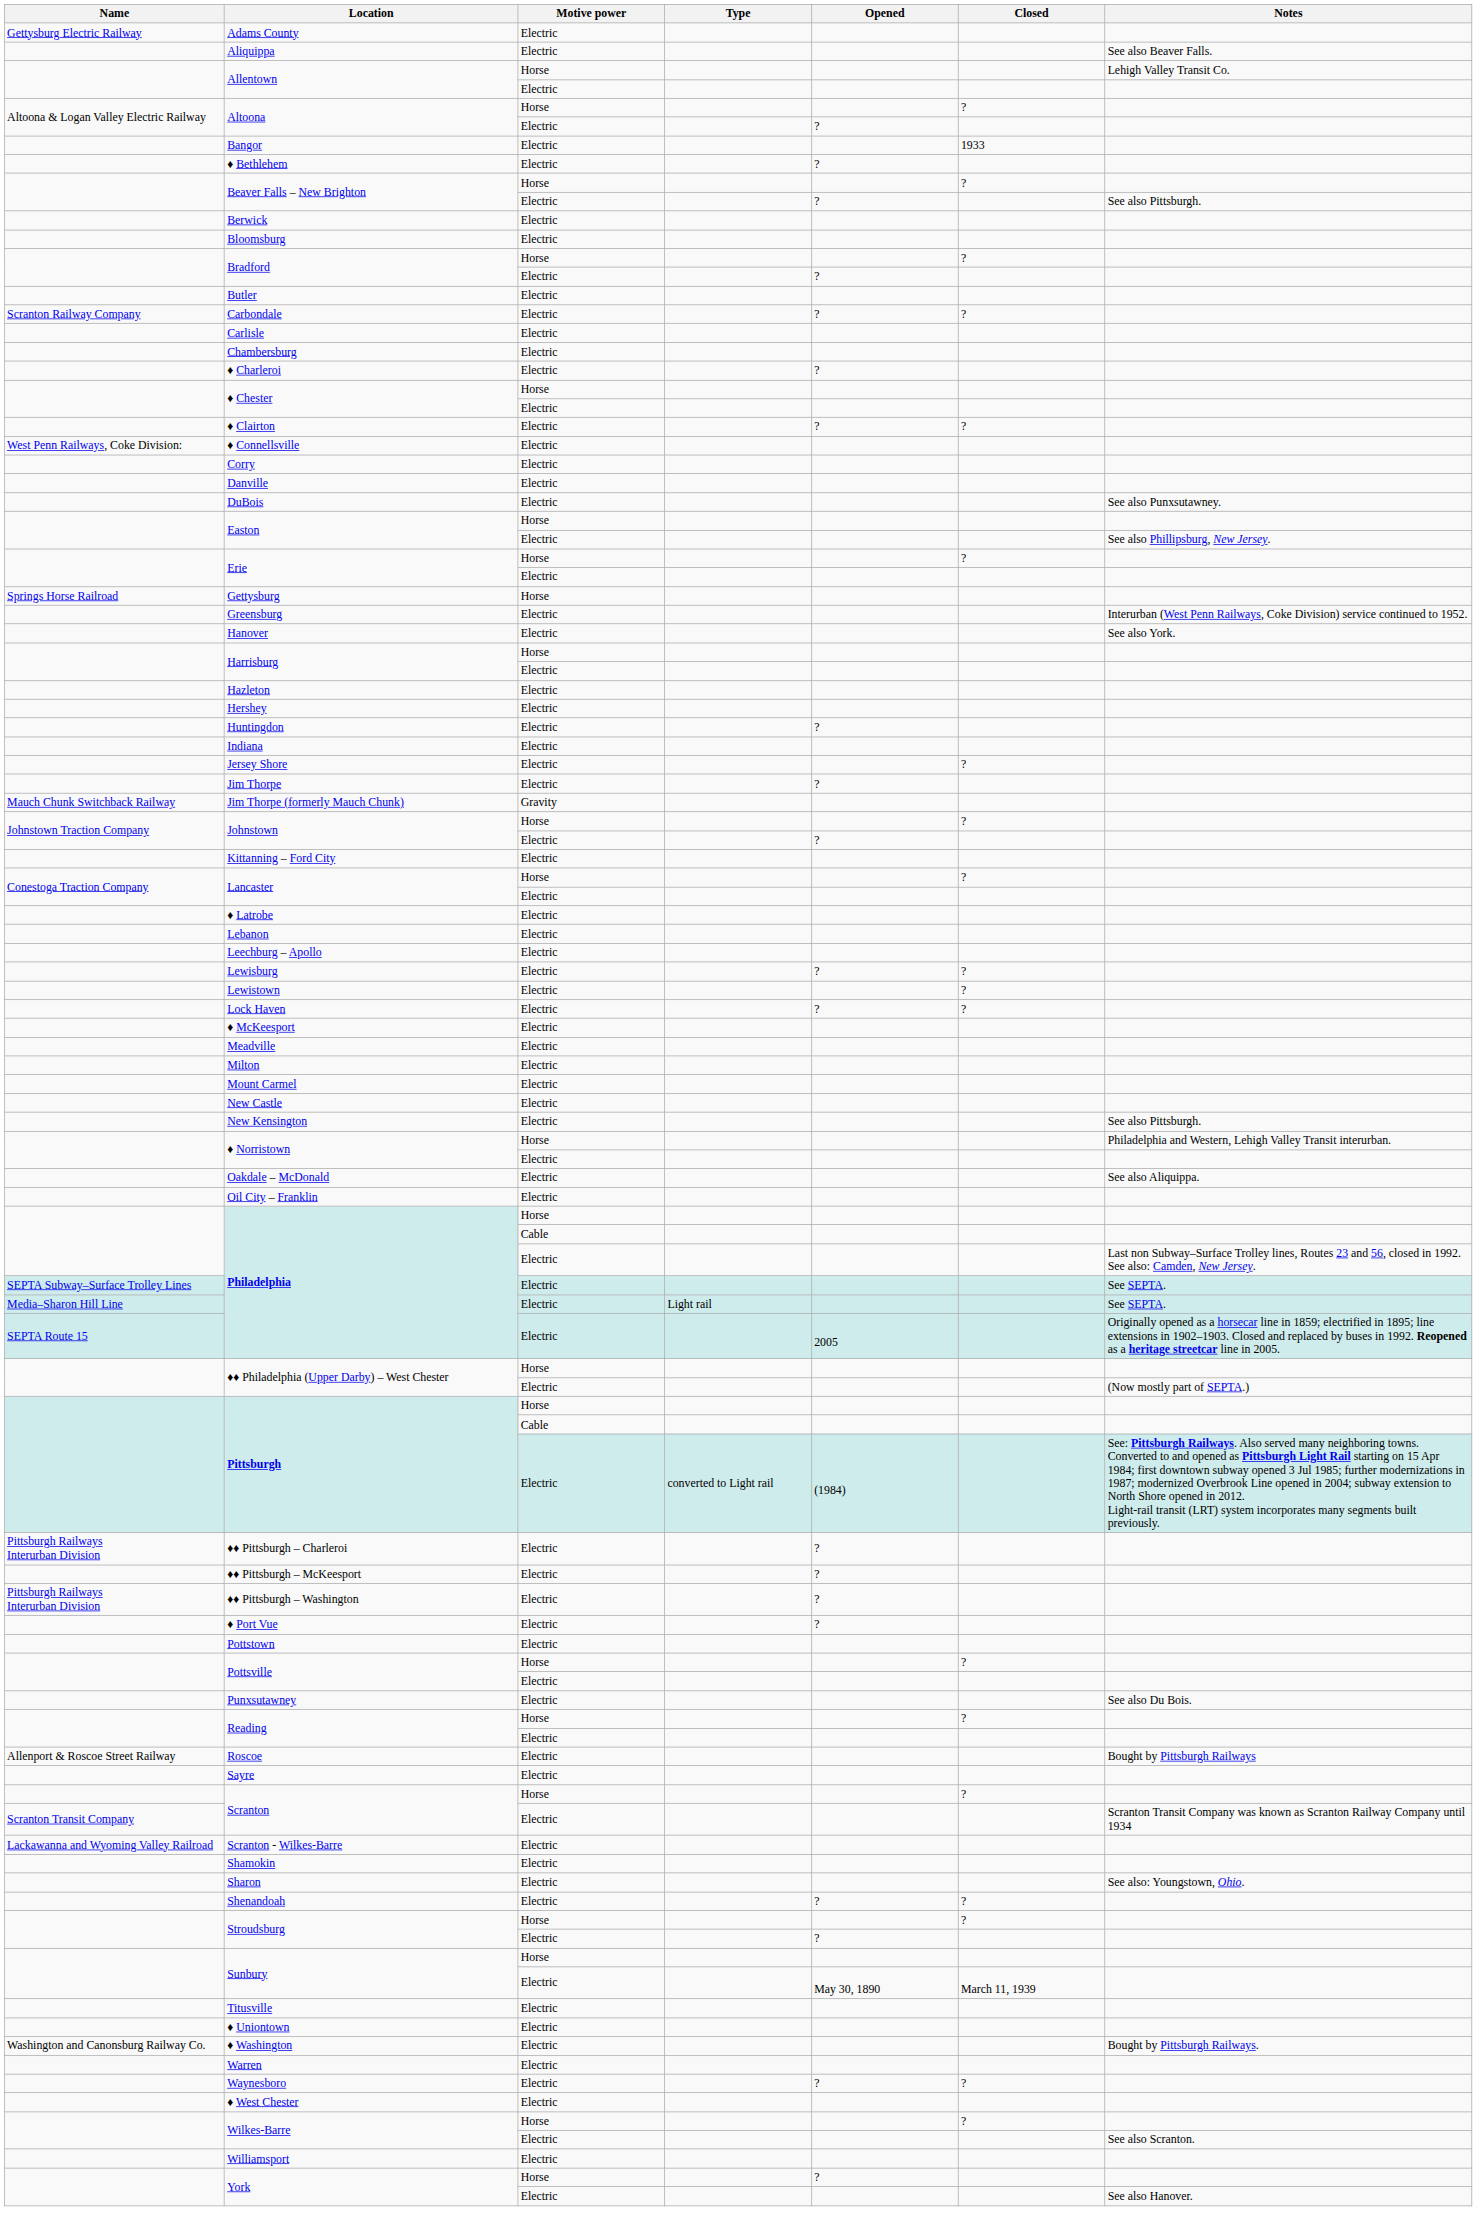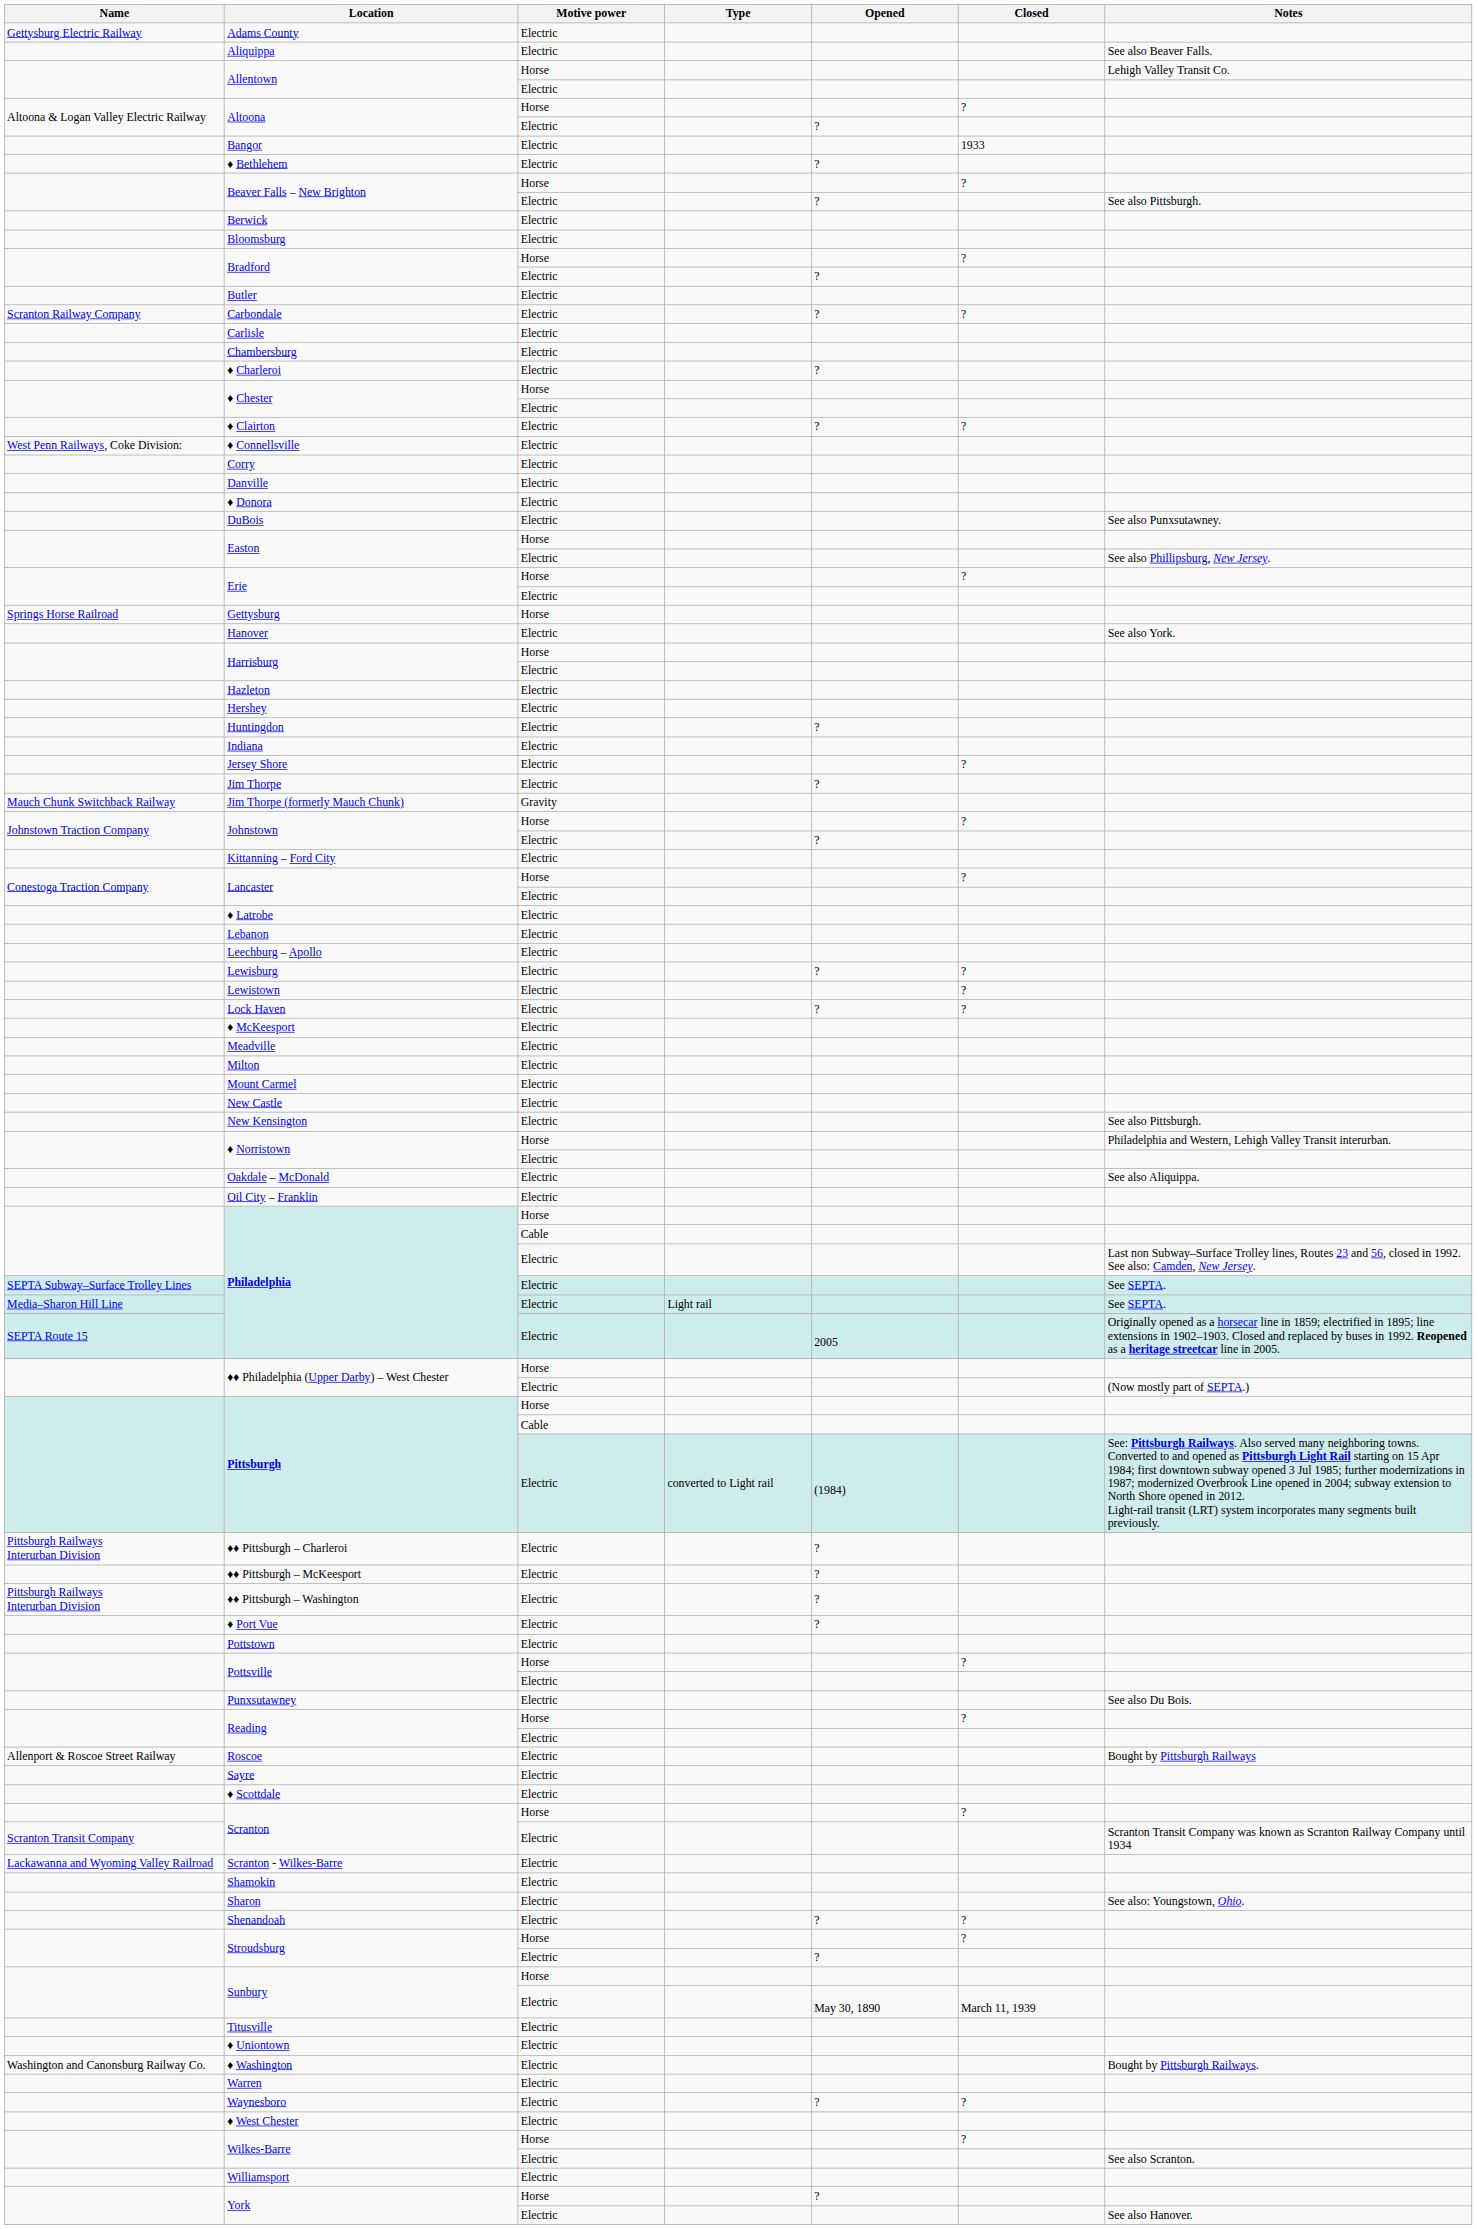+ row: (249, 502)
- row: (255, 614)
+ row: (254, 1794)
